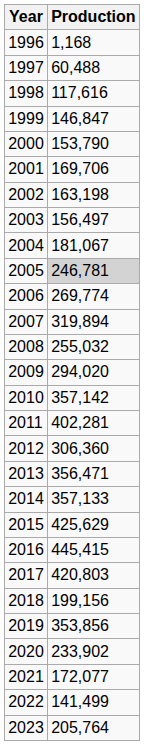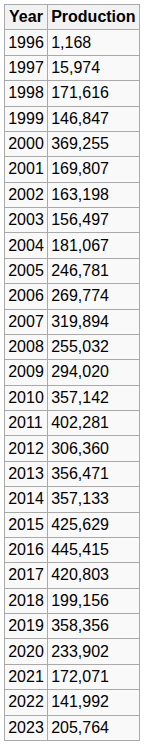(76, 67) 60,488 -> (76, 67) 15,974
(79, 93) 117,616 -> (80, 93) 171,616
(80, 144) 153,790 -> (80, 144) 369,255
(80, 169) 169,706 -> (80, 169) 169,807
(80, 270) lightgrey background -> (80, 270) no background
(80, 626) 353,856 -> (80, 626) 358,356
(80, 676) 172,077 -> (80, 676) 172,071
(80, 702) 141,499 -> (80, 702) 141,992
